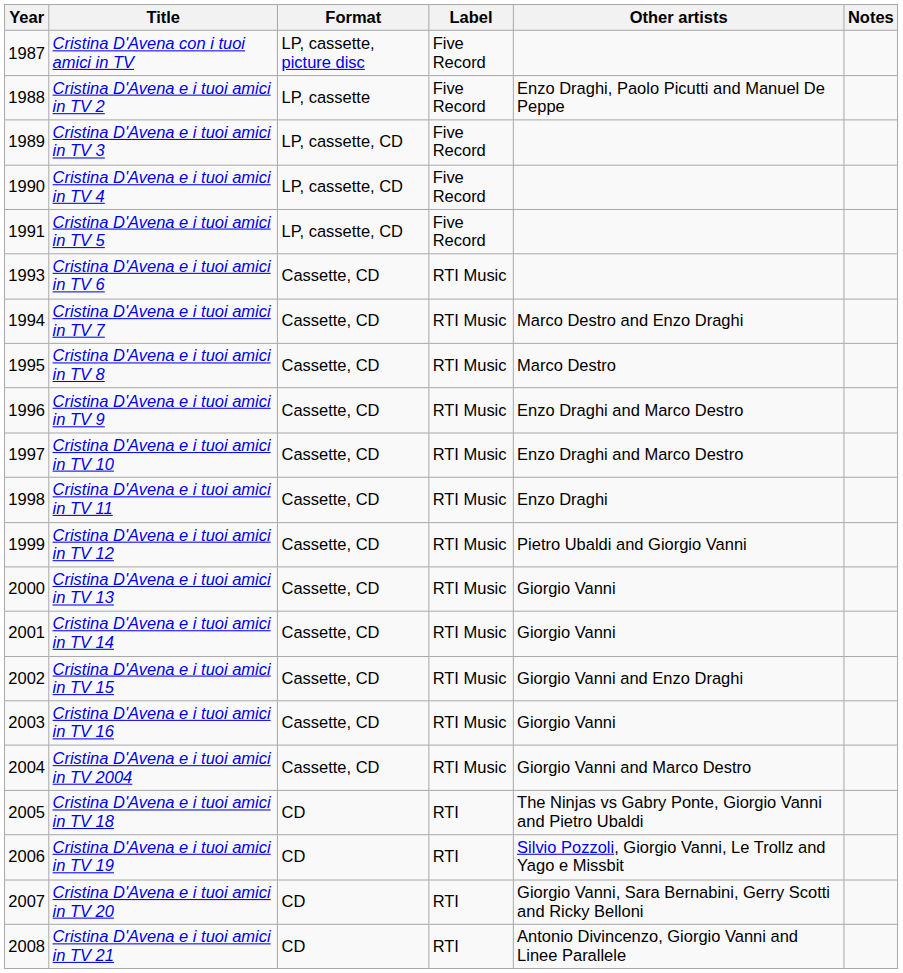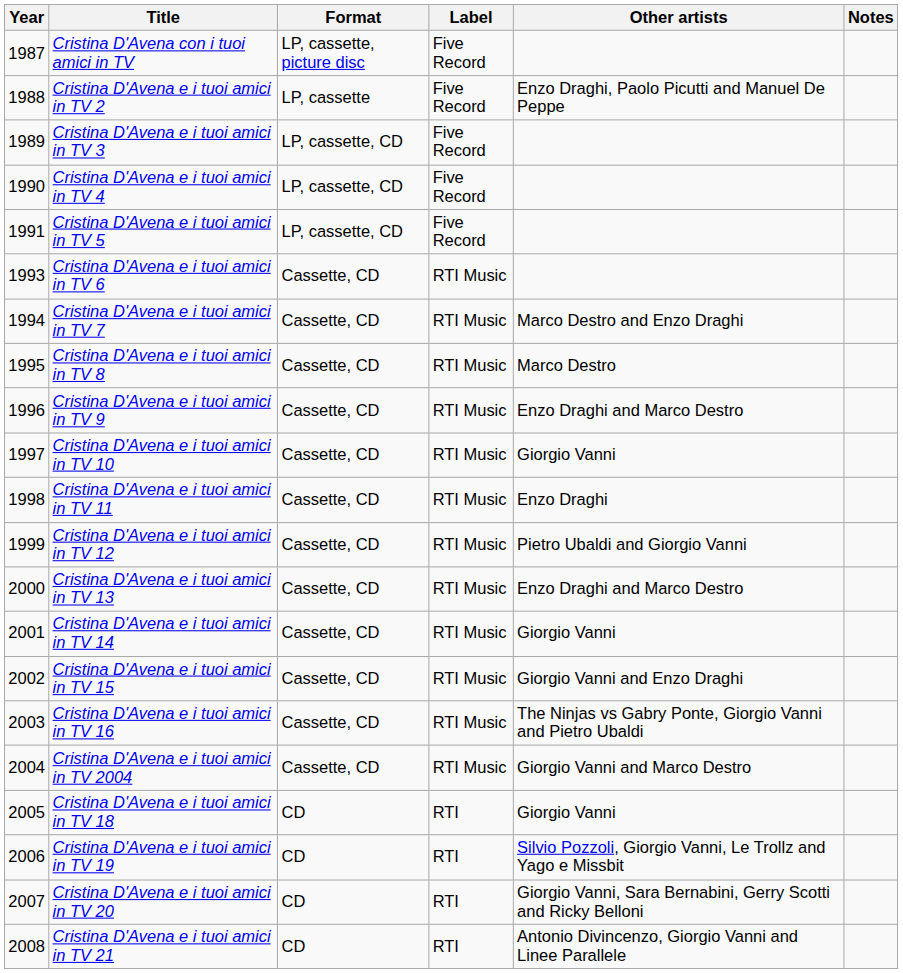(630, 455) Enzo Draghi and Marco Destro -> (566, 455) Giorgio Vanni
(566, 589) Giorgio Vanni -> (630, 589) Enzo Draghi and Marco Destro
(566, 723) Giorgio Vanni -> (669, 723) The Ninjas vs Gabry Ponte, Giorgio Vanni and Pietro Ubaldi
(669, 812) The Ninjas vs Gabry Ponte, Giorgio Vanni and Pietro Ubaldi -> (566, 812) Giorgio Vanni
